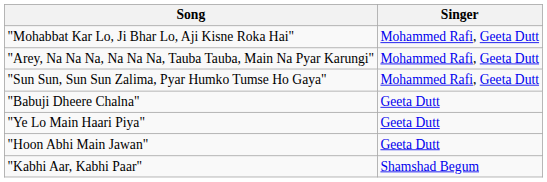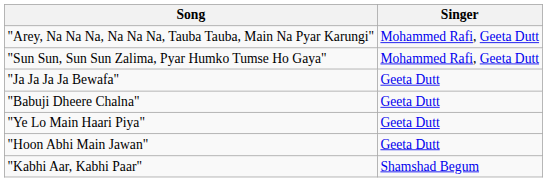- row: (151, 36)
+ row: (63, 79)
